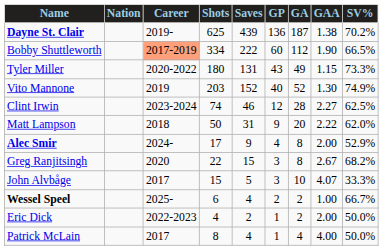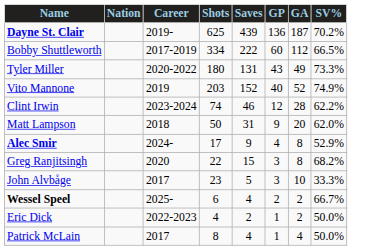- column: (327, 13)
(171, 50) lightsalmon background -> (171, 50) no background
(360, 106) 62.5% -> (329, 106) 62.2%
(216, 180) 15 -> (216, 180) 23
